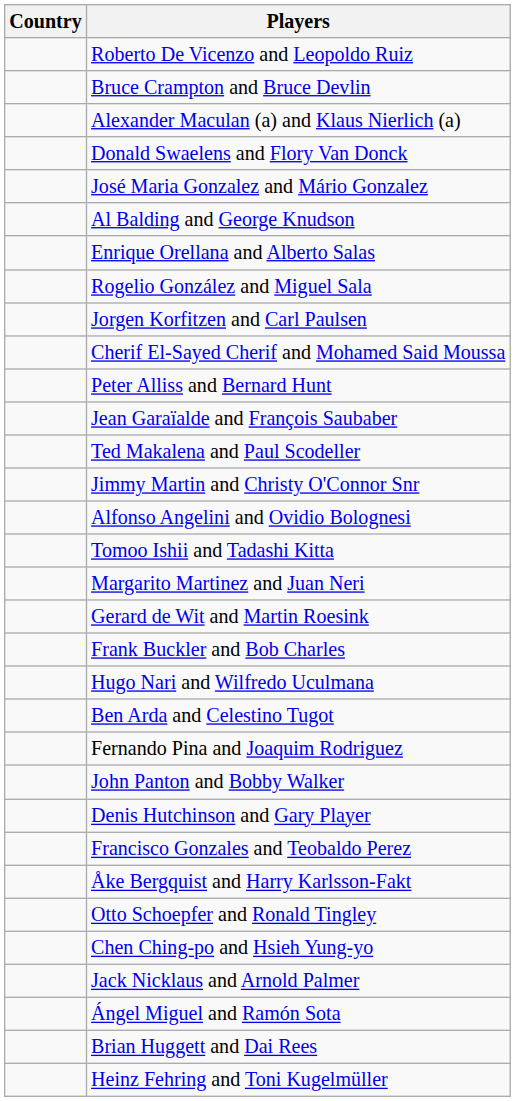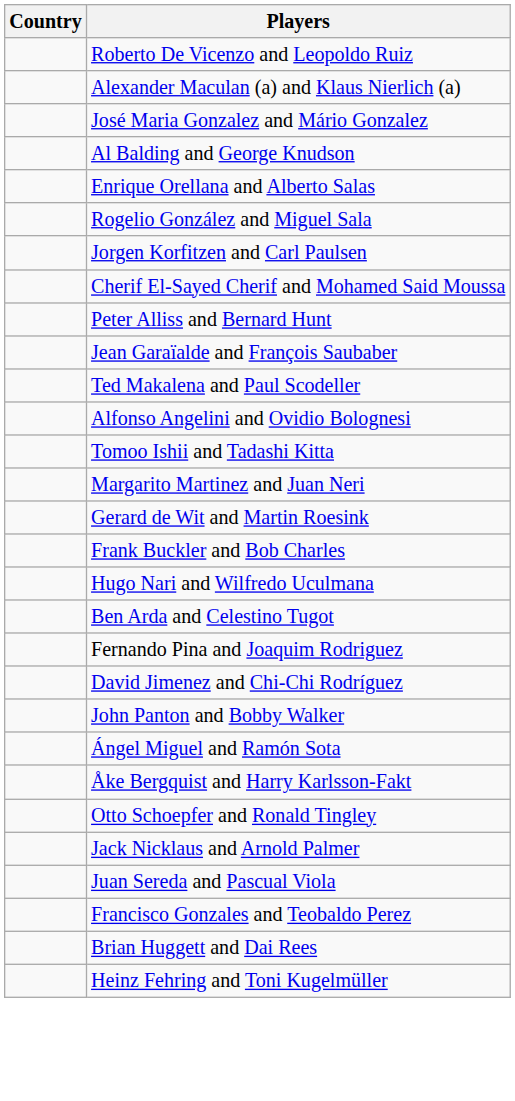- row: (231, 87)
- row: (249, 153)
- row: (255, 484)
+ row: (247, 682)
- row: (231, 815)
rows swapped: (216, 1013) <-> (251, 848)
- row: (232, 947)
+ row: (213, 881)
